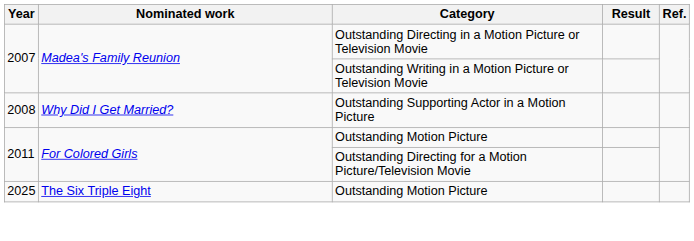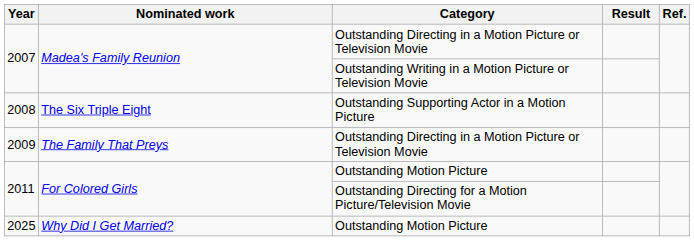(107, 110) Why Did I Get Married? -> (96, 110) The Six Triple Eight
+ row: (21, 144)
(96, 191) The Six Triple Eight -> (107, 225) Why Did I Get Married?
